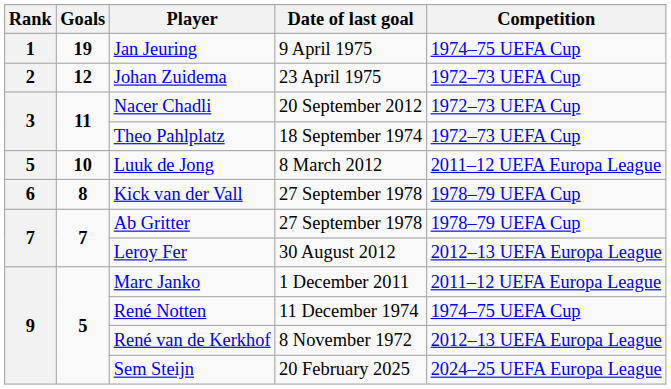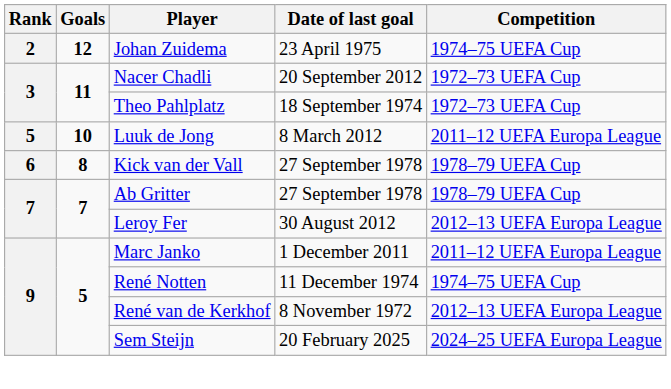- row: (155, 48)
(506, 77) 1972–73 UEFA Cup -> (506, 48) 1974–75 UEFA Cup
